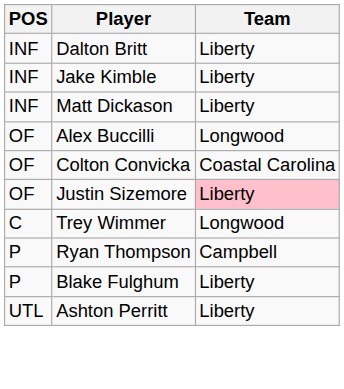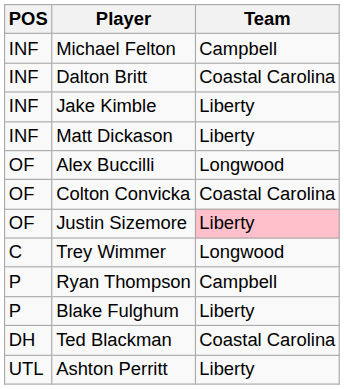+ row: (116, 48)
(227, 48) Liberty -> (267, 77) Coastal Carolina
+ row: (114, 340)
